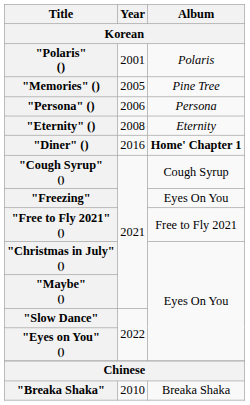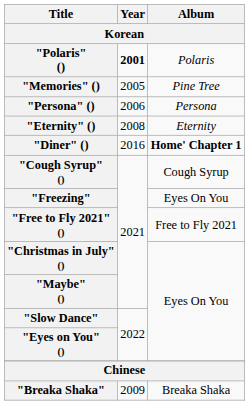(133, 60) normal -> (133, 60) bold
(133, 390) 2010 -> (133, 390) 2009
